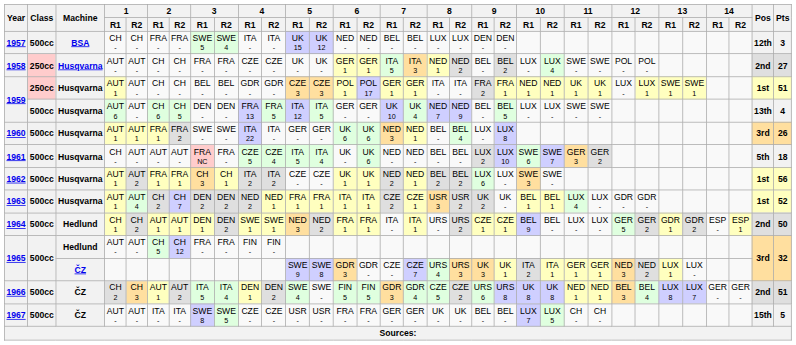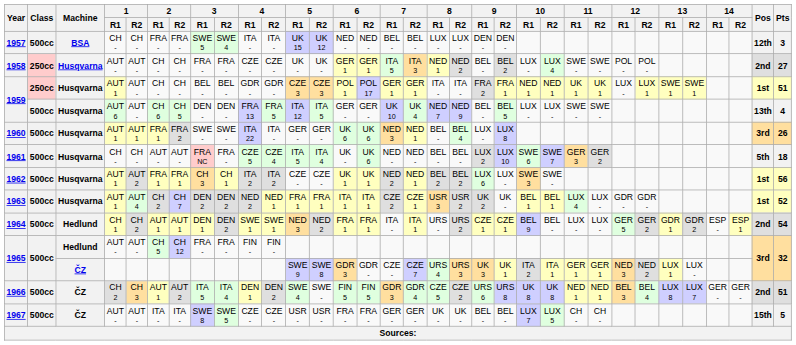(137, 156) AUT - -> (137, 156) CH -
(783, 224) 50 -> (783, 224) 54
